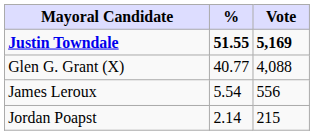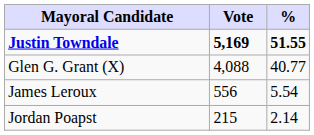columns swapped: (281, 17) <-> (231, 17)
